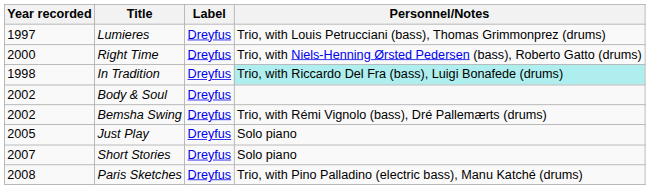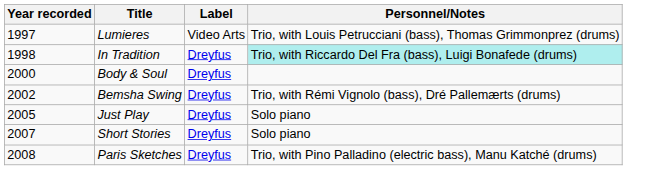(209, 34) Dreyfus -> (216, 34) Video Arts
- row: (128, 54)
(21, 94) 2002 -> (21, 74) 2000
